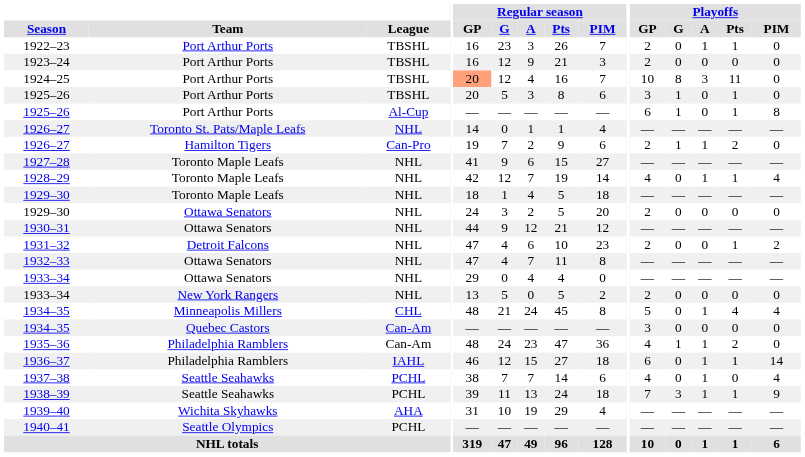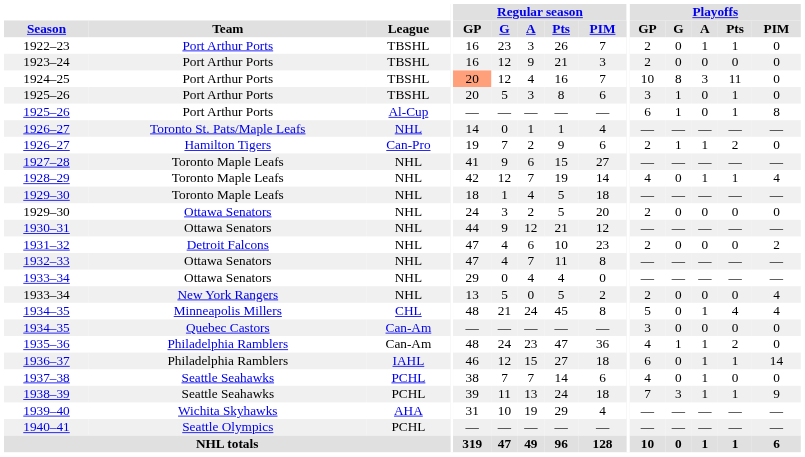(735, 244) 1 -> (735, 244) 0
(776, 294) 0 -> (776, 294) 4
(776, 377) 4 -> (776, 377) 0
